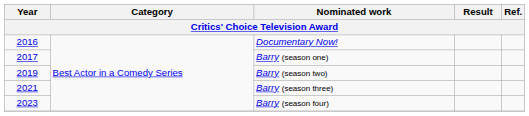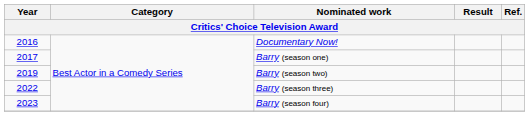(27, 88) 2021 -> (27, 88) 2022
